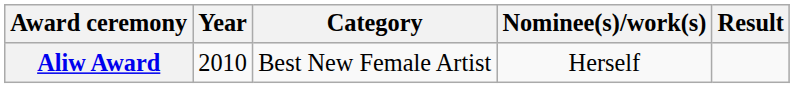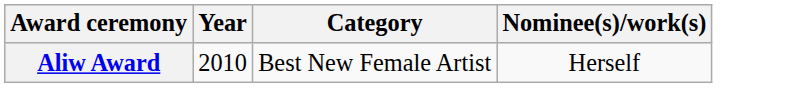- column: (751, 23)
